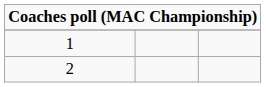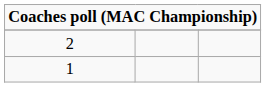rows swapped: (70, 43) <-> (70, 69)
